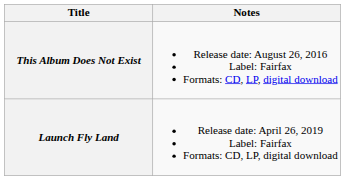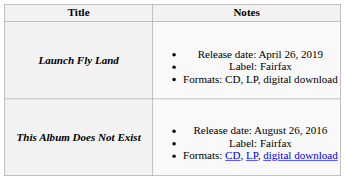rows swapped: (79, 60) <-> (79, 137)
